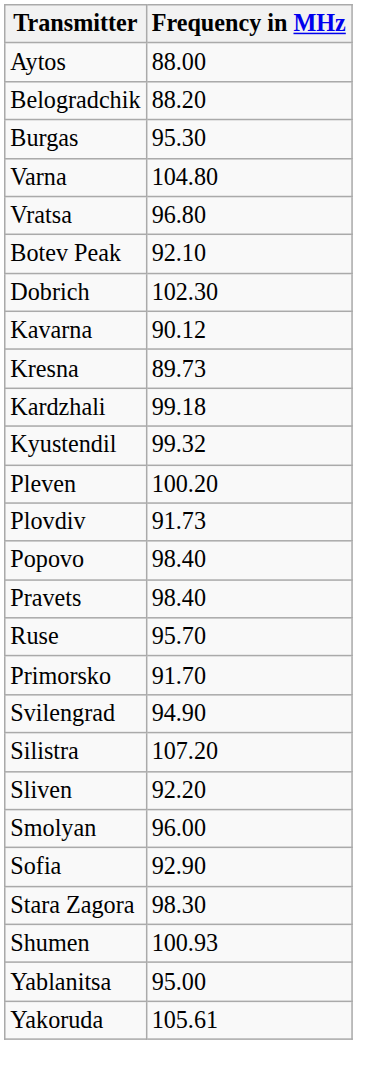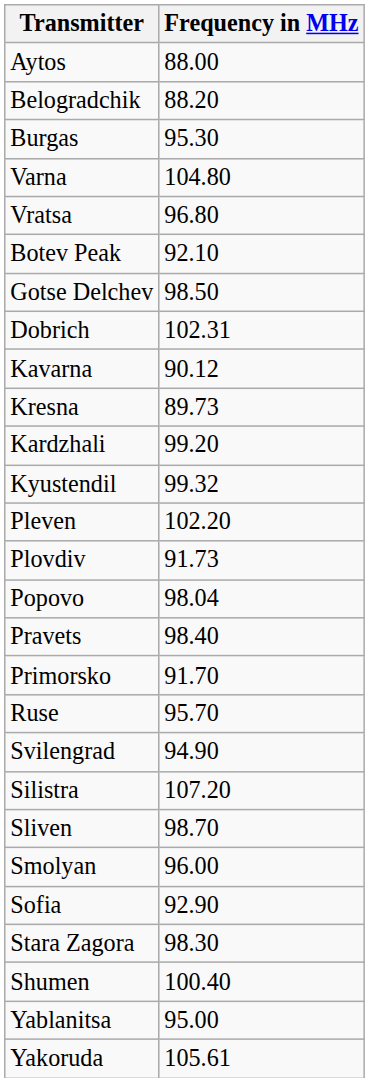+ row: (82, 291)
(185, 291) 102.30 -> (198, 330) 102.31
(179, 406) 99.18 -> (192, 445) 99.20
(185, 483) 100.20 -> (198, 521) 102.20
(179, 560) 98.40 -> (192, 598) 98.04
rows swapped: (61, 675) <-> (34, 636)
(179, 789) 92.20 -> (192, 828) 98.70
(185, 943) 100.93 -> (198, 981) 100.40
